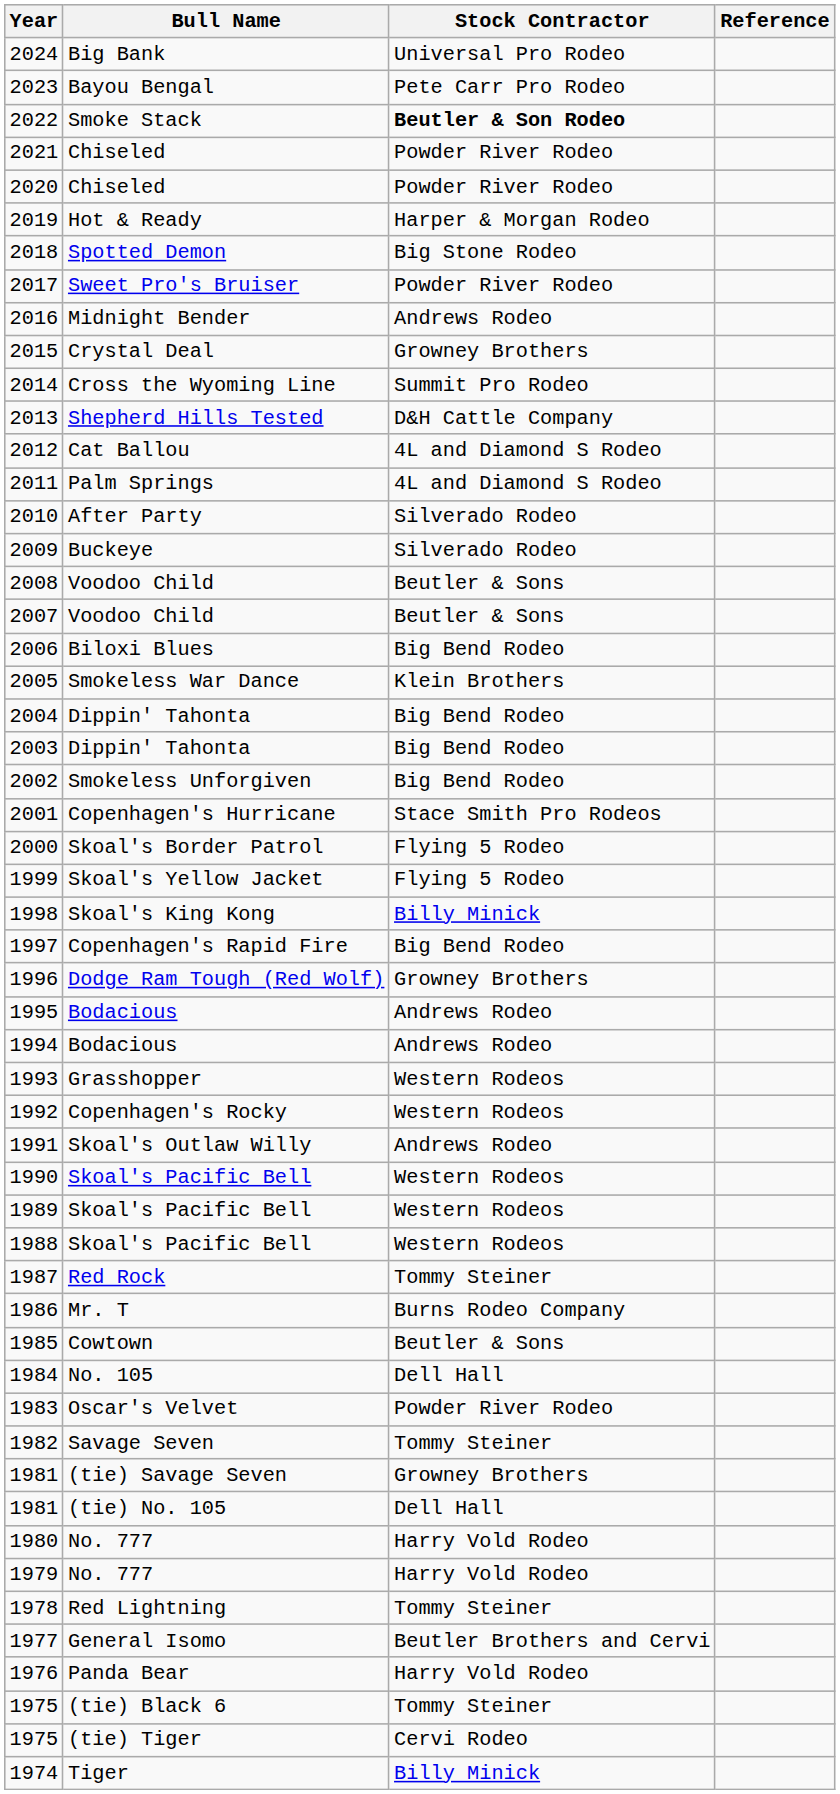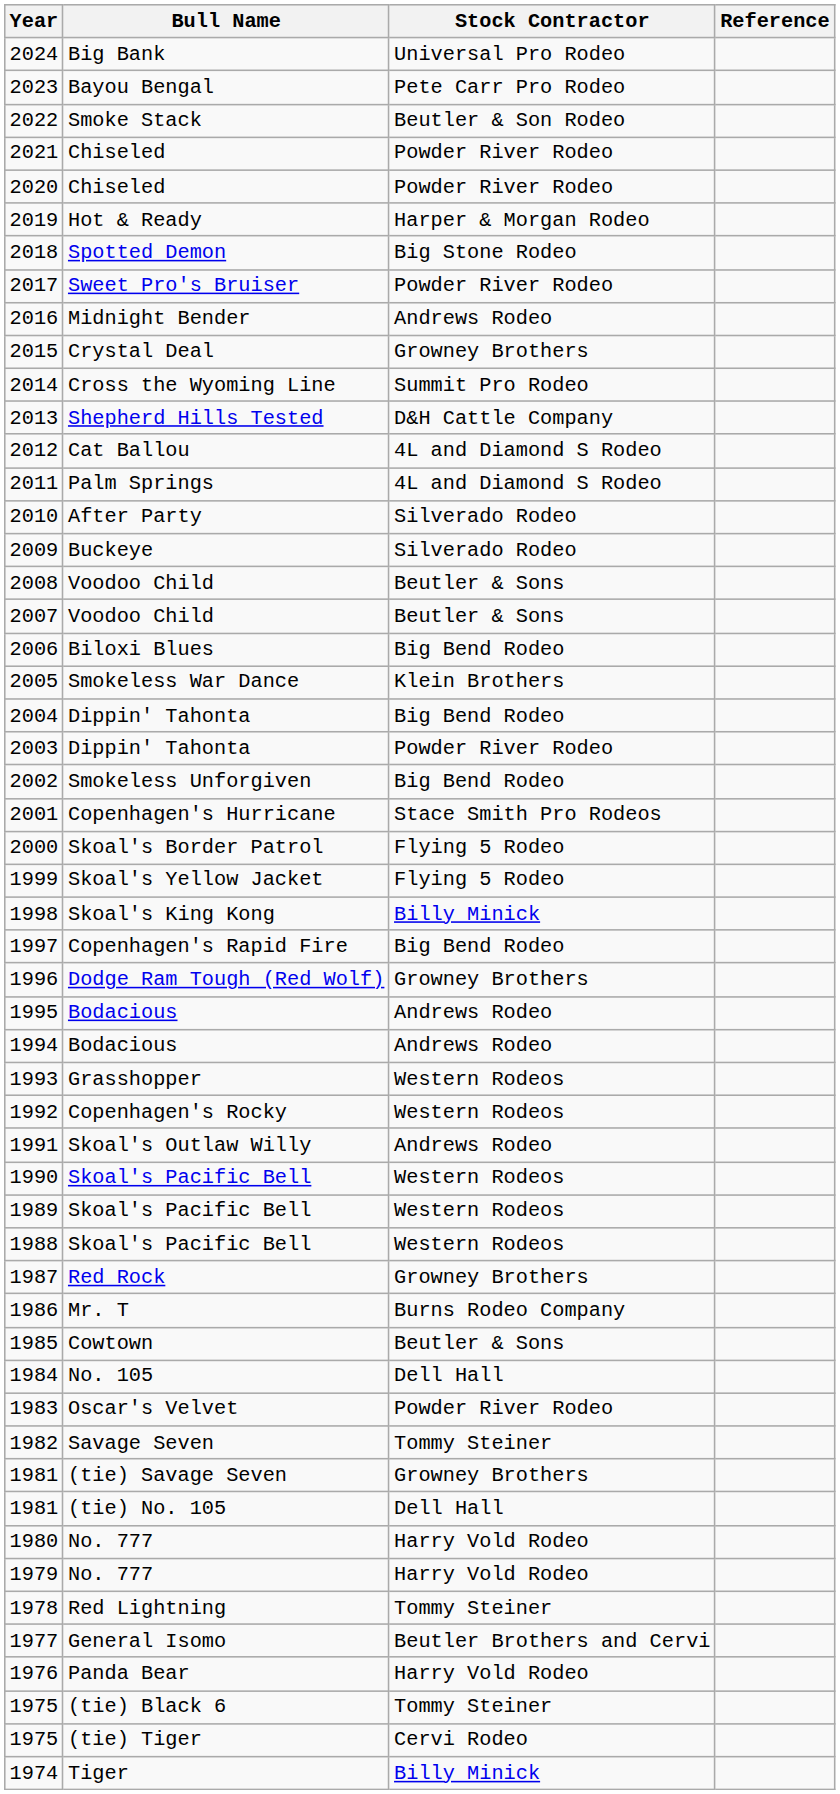(510, 120) bold -> (510, 120) normal
(479, 748) Big Bend Rodeo -> (504, 748) Powder River Rodeo
(473, 1277) Tommy Steiner -> (491, 1277) Growney Brothers
